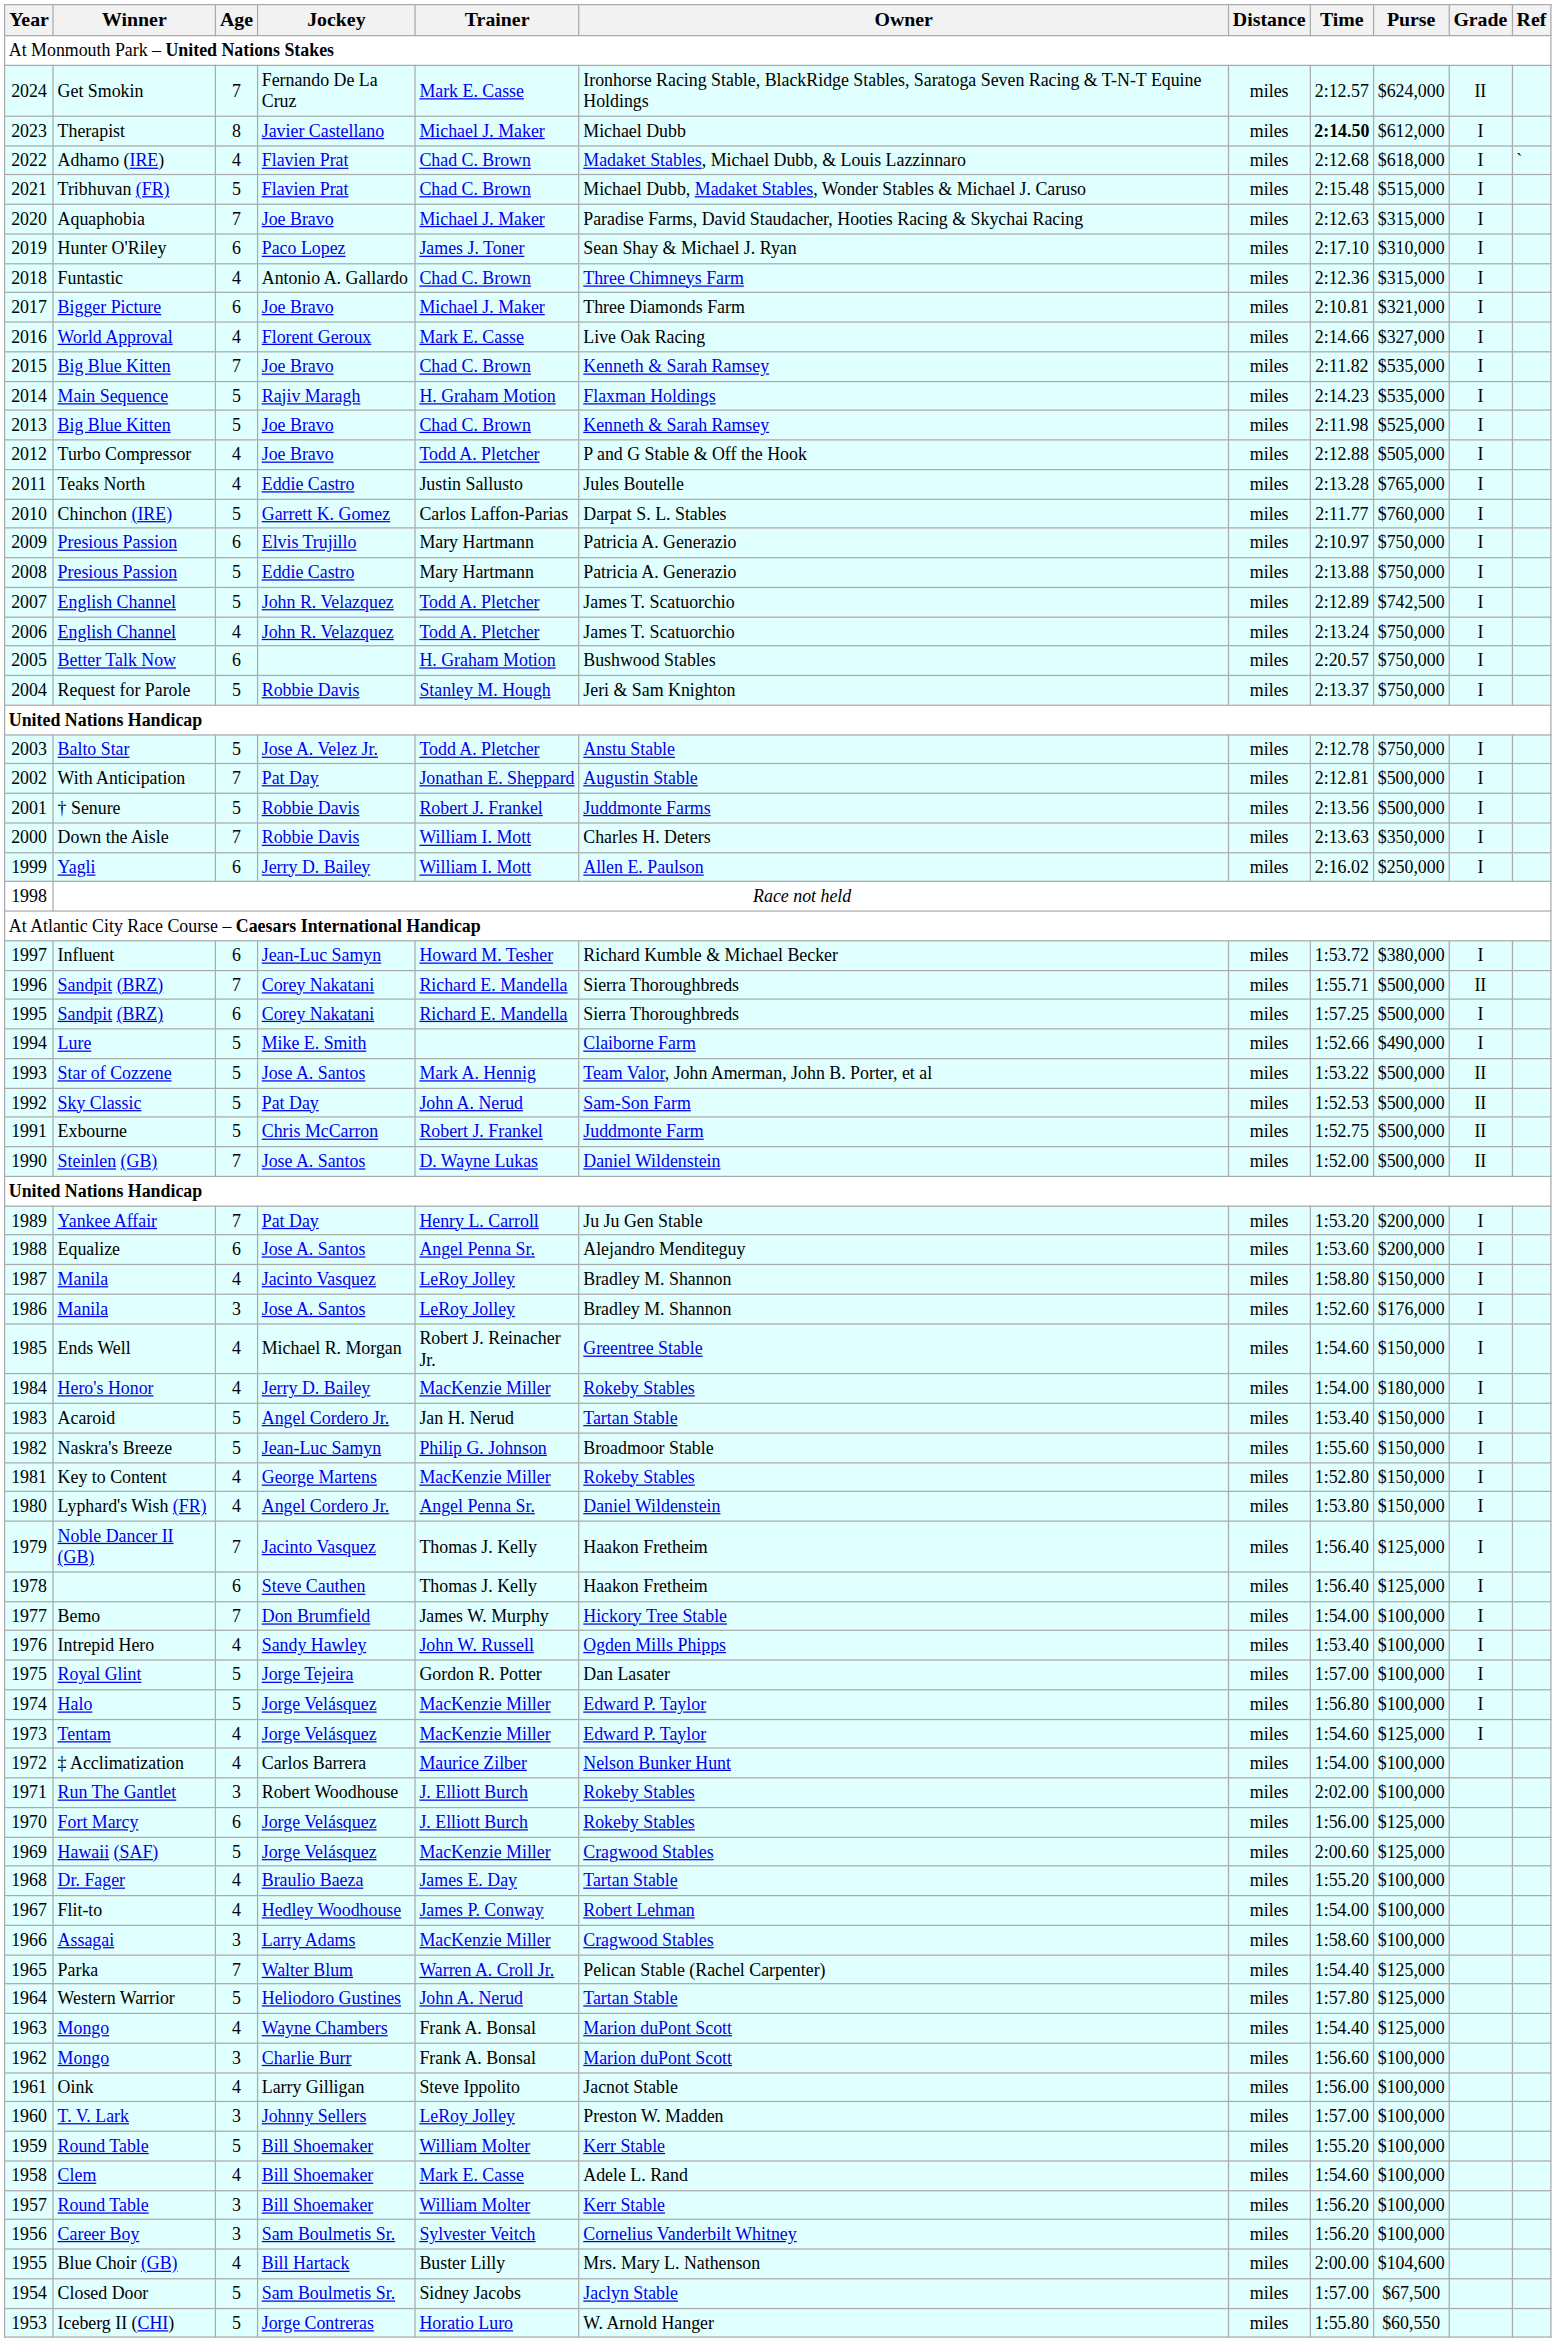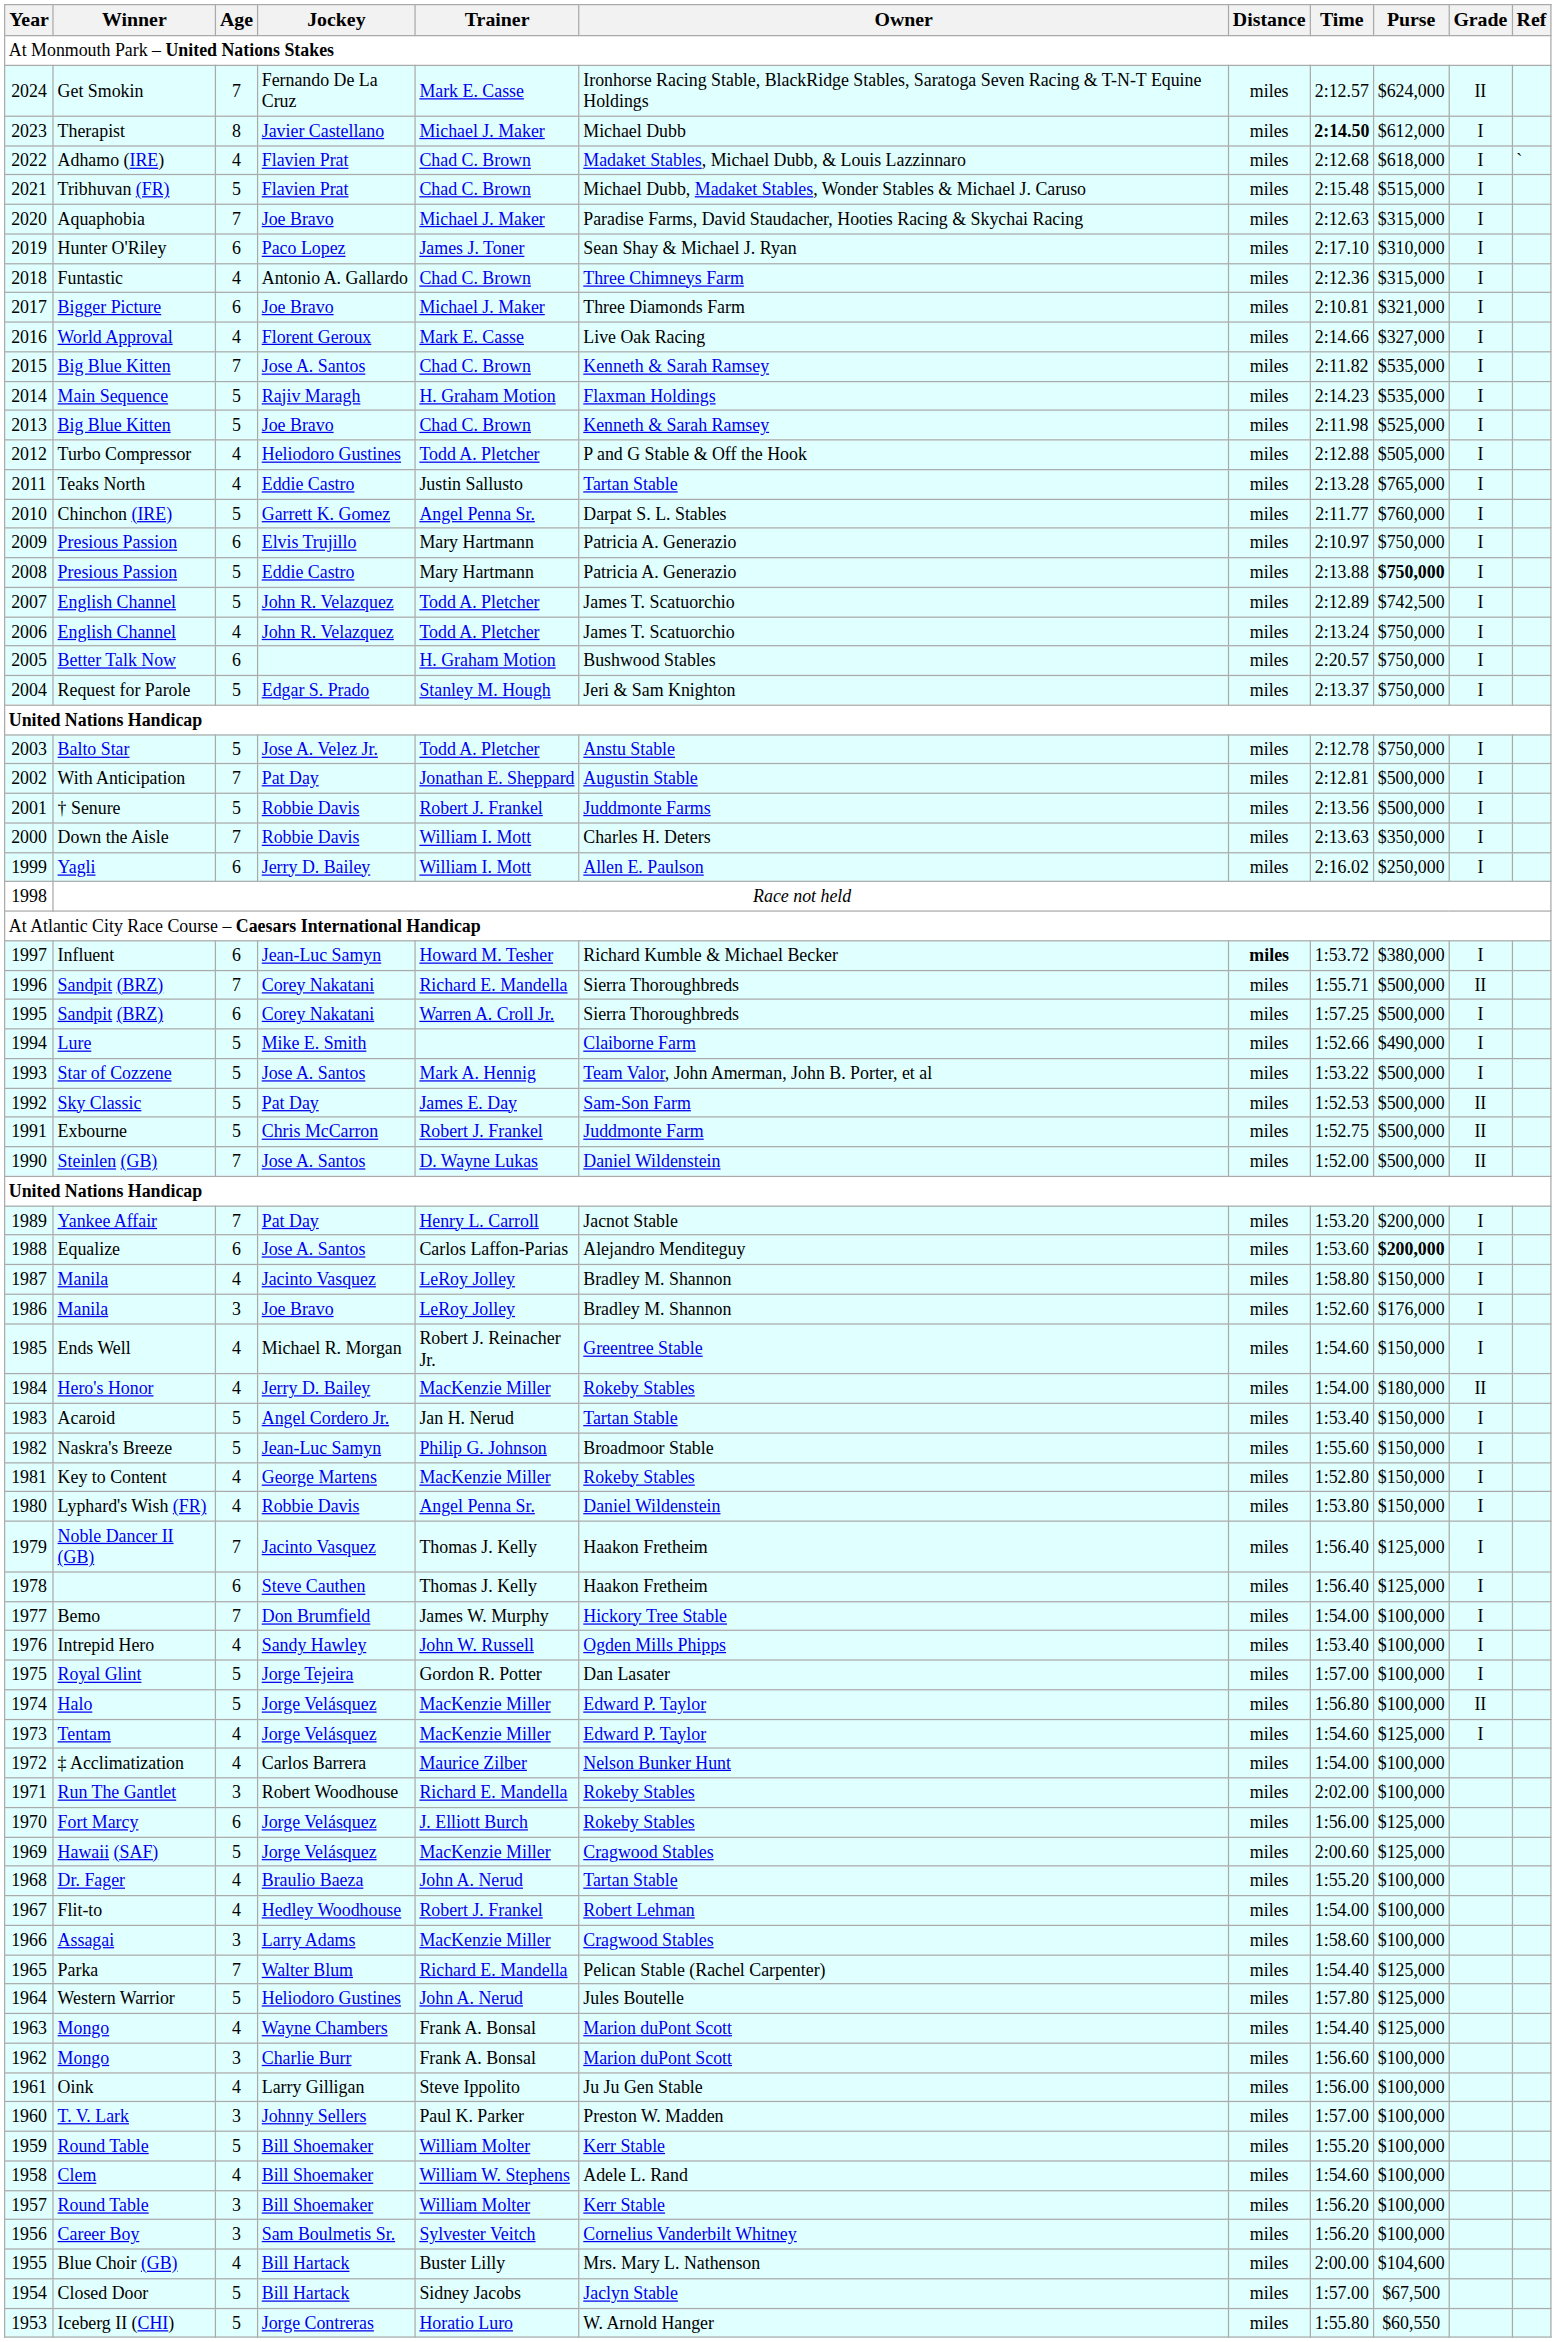(298, 366) Joe Bravo -> (314, 366) Jose A. Santos
(298, 454) Joe Bravo -> (331, 454) Heliodoro Gustines
(634, 484) Jules Boutelle -> (630, 484) Tartan Stable
(494, 513) Carlos Laffon-Parias -> (477, 513) Angel Penna Sr.
(1411, 572) normal -> (1411, 572) bold
(311, 690) Robbie Davis -> (316, 690) Edgar S. Prado
(1269, 955) normal -> (1269, 955) bold
(493, 1014) Richard E. Mandella -> (487, 1014) Warren A. Croll Jr.
(1480, 1073) II -> (1480, 1073) I
(471, 1102) John A. Nerud -> (468, 1102) James E. Day
(643, 1220) Ju Ju Gen Stable -> (631, 1220) Jacnot Stable
(477, 1249) Angel Penna Sr. -> (494, 1249) Carlos Laffon-Parias
(1411, 1249) normal -> (1411, 1249) bold
(314, 1308) Jose A. Santos -> (298, 1308) Joe Bravo
(1480, 1388) I -> (1480, 1388) II
(325, 1506) Angel Cordero Jr. -> (311, 1506) Robbie Davis
(1480, 1704) I -> (1480, 1704) II
(474, 1792) J. Elliott Burch -> (493, 1792) Richard E. Mandella
(468, 1880) James E. Day -> (471, 1880) John A. Nerud
(482, 1910) James P. Conway -> (481, 1910) Robert J. Frankel
(487, 1969) Warren A. Croll Jr. -> (493, 1969) Richard E. Mandella
(630, 1998) Tartan Stable -> (634, 1998) Jules Boutelle
(631, 2087) Jacnot Stable -> (643, 2087) Ju Ju Gen Stable
(467, 2116) LeRoy Jolley -> (472, 2116) Paul K. Parker
(472, 2175) Mark E. Casse -> (495, 2175) William W. Stephens
(328, 2293) Sam Boulmetis Sr. -> (306, 2293) Bill Hartack
